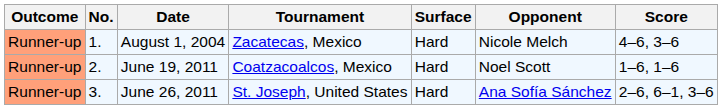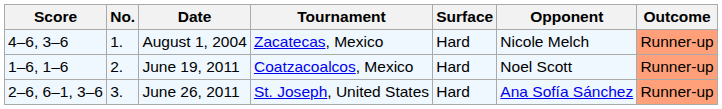columns swapped: (45, 16) <-> (666, 16)
